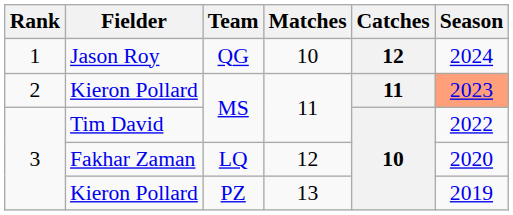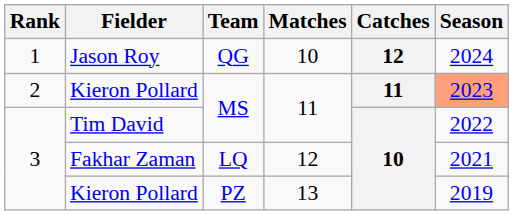(471, 158) 2020 -> (471, 158) 2021
